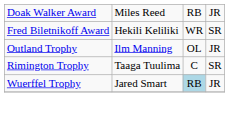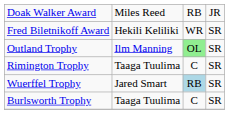(194, 48) no background -> (194, 48) lightgreen background
(215, 48) JR -> (215, 48) SR
(215, 83) JR -> (215, 83) SR
+ row: (49, 100)
